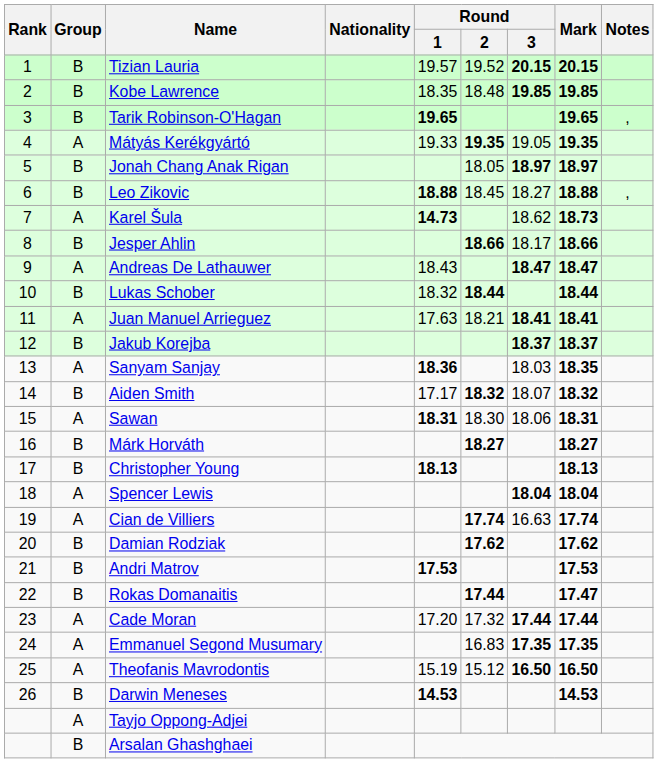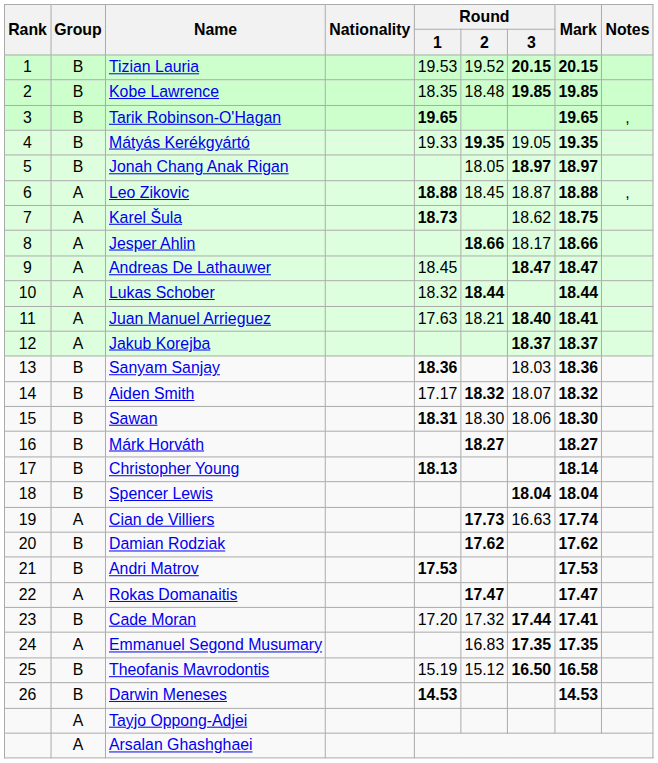(437, 67) 19.57 -> (437, 67) 19.53
(78, 142) A -> (78, 142) B
(78, 192) B -> (78, 192) A
(531, 192) 18.27 -> (531, 192) 18.87
(437, 218) 14.73 -> (437, 218) 18.73
(578, 218) 18.73 -> (578, 218) 18.75
(78, 243) B -> (78, 243) A
(437, 268) 18.43 -> (437, 268) 18.45
(78, 293) B -> (78, 293) A
(531, 318) 18.41 -> (531, 318) 18.40
(78, 343) B -> (78, 343) A
(78, 368) A -> (78, 368) B
(578, 368) 18.35 -> (578, 368) 18.36
(78, 419) A -> (78, 419) B
(578, 419) 18.31 -> (578, 419) 18.30
(578, 469) 18.13 -> (578, 469) 18.14
(78, 494) A -> (78, 494) B
(484, 519) 17.74 -> (484, 519) 17.73
(78, 594) B -> (78, 594) A
(484, 594) 17.44 -> (484, 594) 17.47
(78, 619) A -> (78, 619) B
(578, 619) 17.44 -> (578, 619) 17.41
(78, 670) A -> (78, 670) B
(578, 670) 16.50 -> (578, 670) 16.58
(78, 745) B -> (78, 745) A
